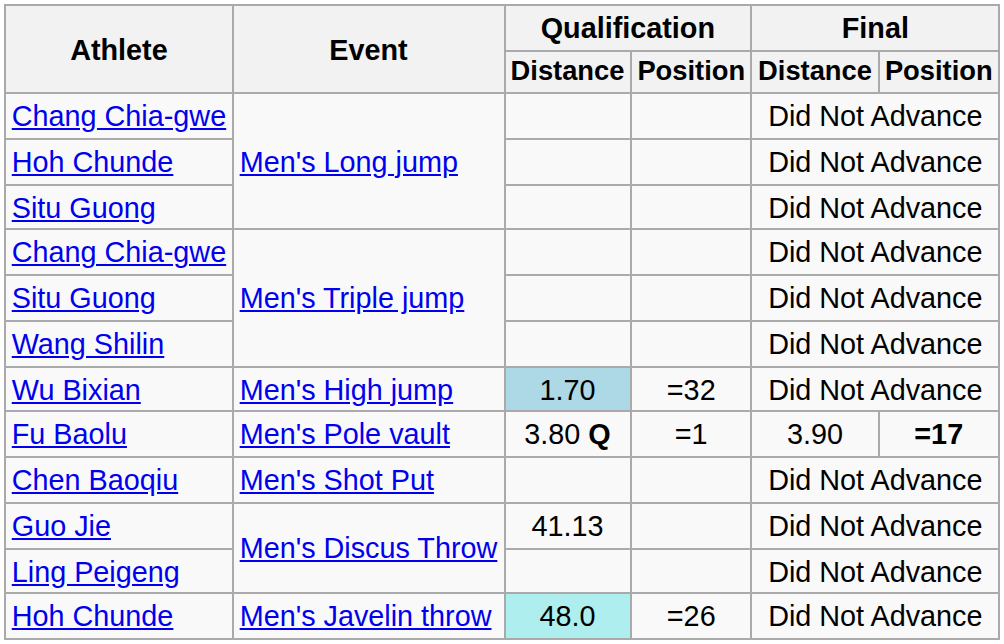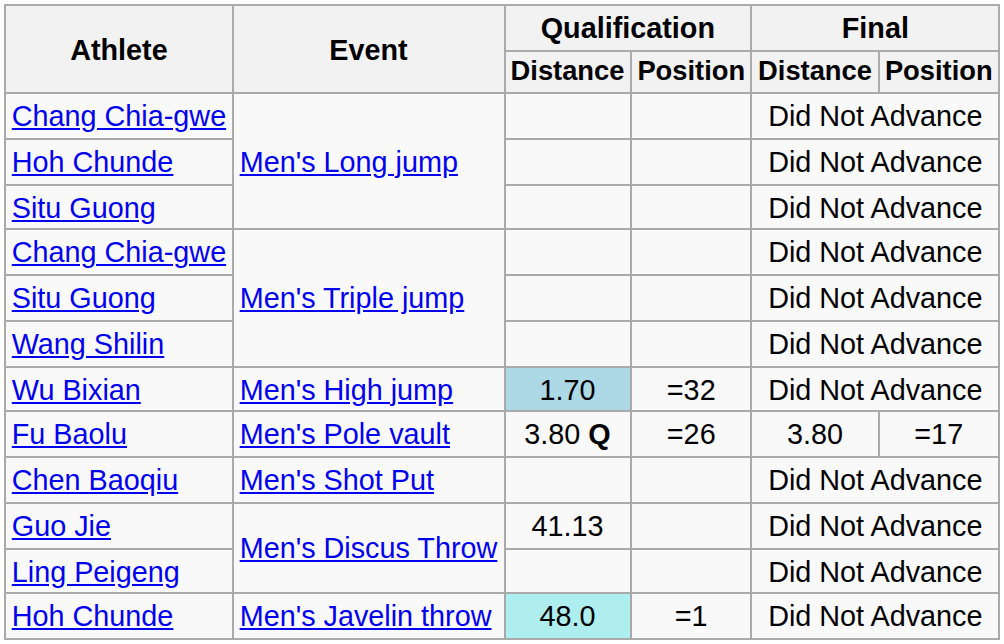(691, 435) =1 -> (691, 435) =26
(815, 435) 3.90 -> (815, 435) 3.80
(939, 435) bold -> (939, 435) normal
(691, 617) =26 -> (691, 617) =1
